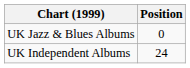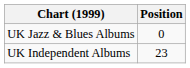(161, 53) 24 -> (161, 53) 23
